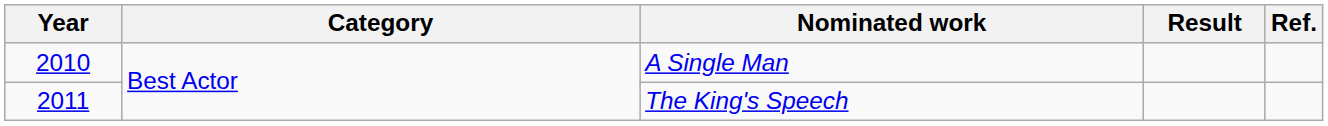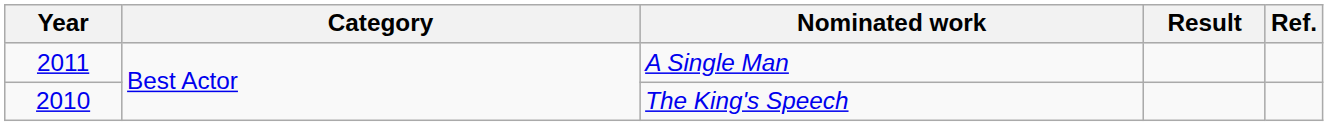(63, 62) 2010 -> (63, 62) 2011
(63, 100) 2011 -> (63, 100) 2010
